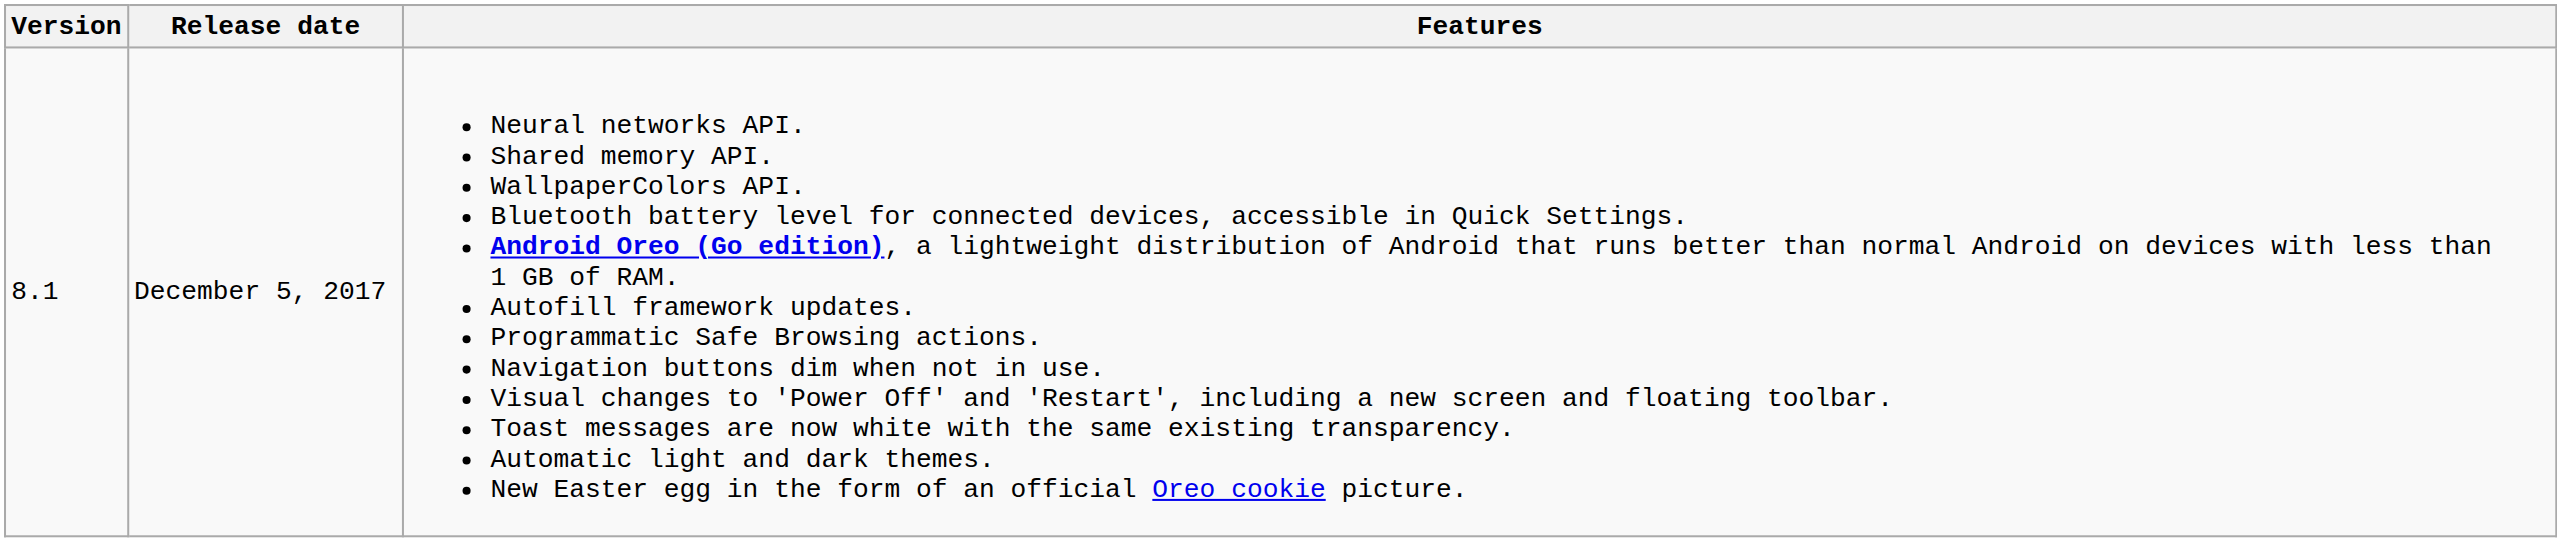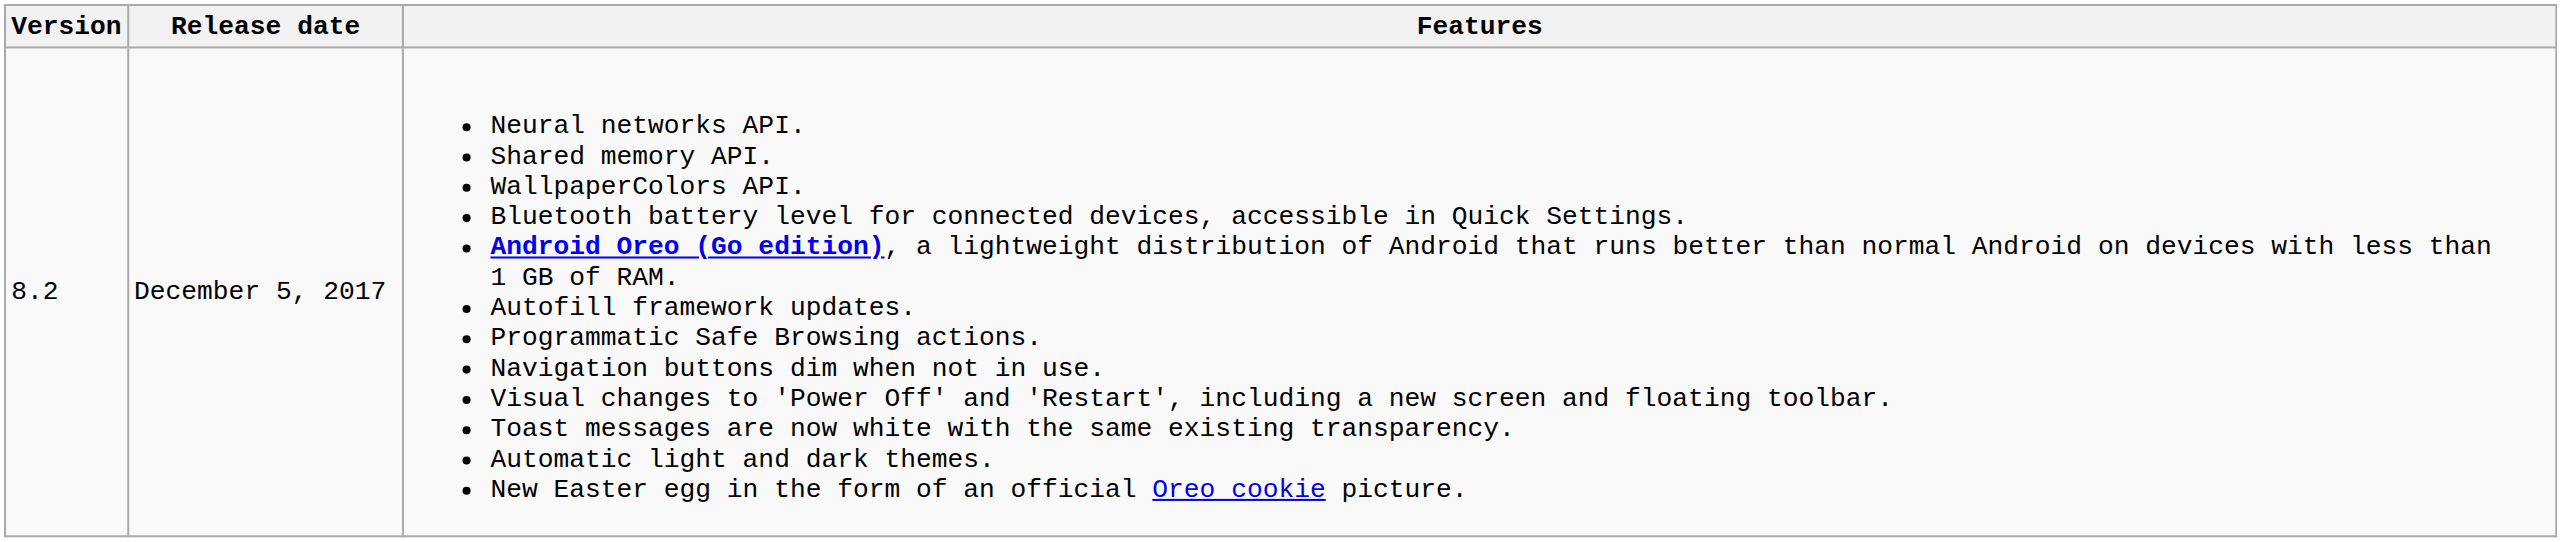(35, 292) 8.1 -> (35, 292) 8.2
